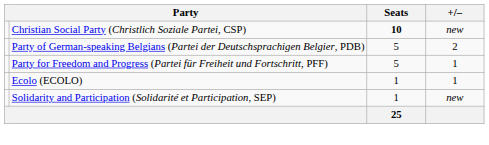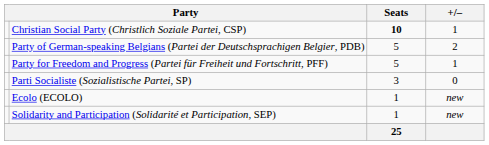(455, 30) new -> (455, 30) 1
+ row: (102, 81)
(455, 81) 1 -> (455, 98) new
